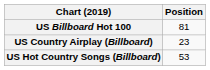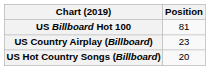(184, 57) 53 -> (184, 57) 20
